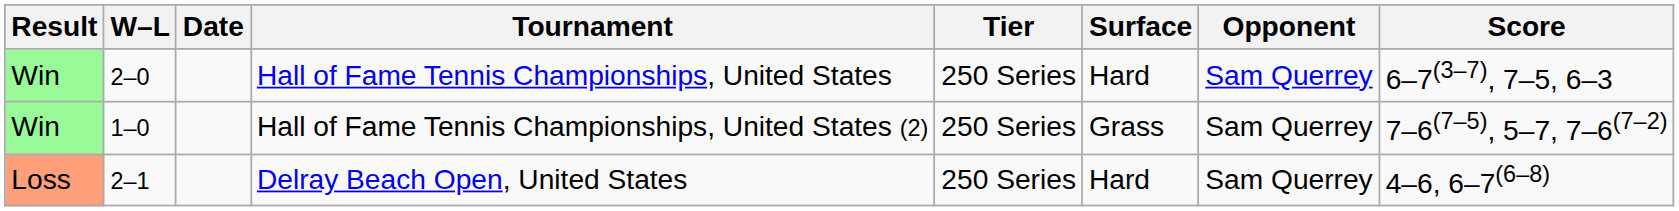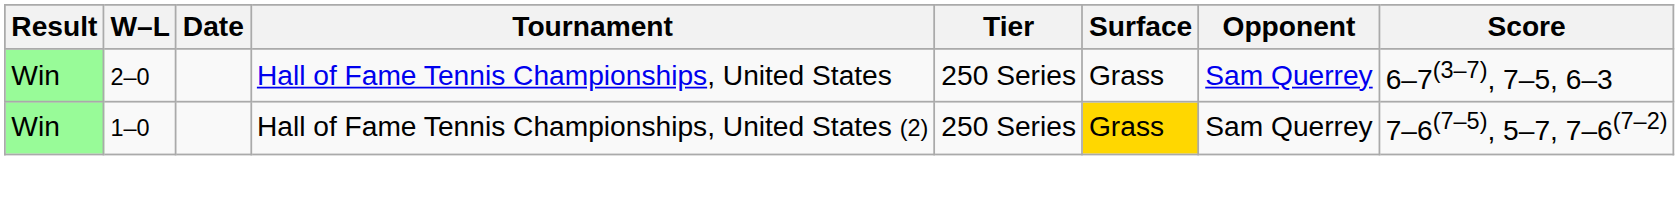(1119, 75) Hard -> (1127, 75) Grass
(1127, 127) no background -> (1127, 127) gold background
- row: (472, 179)
